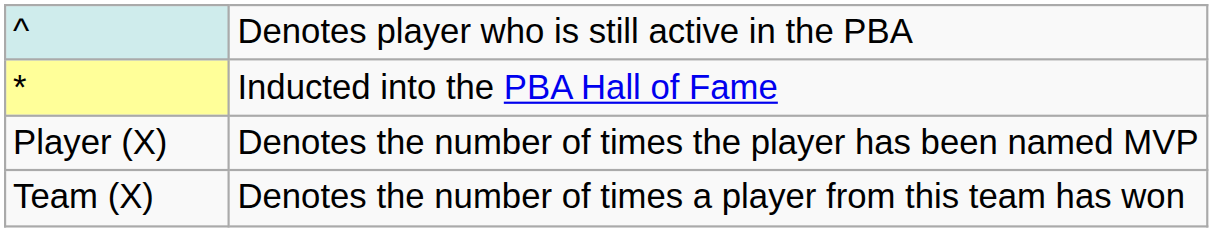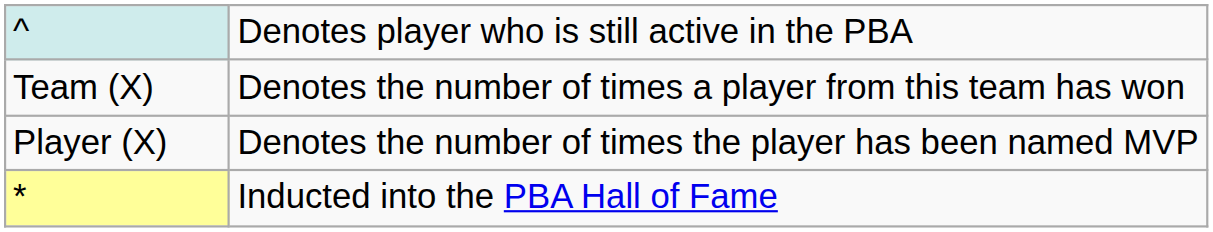rows swapped: (20, 87) <-> (84, 197)
